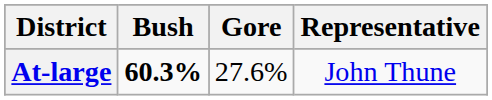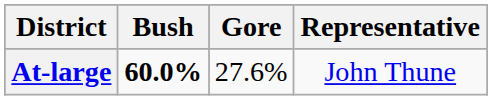(163, 71) 60.3% -> (163, 71) 60.0%
